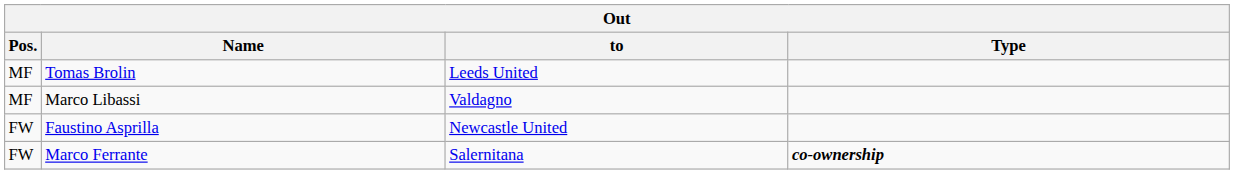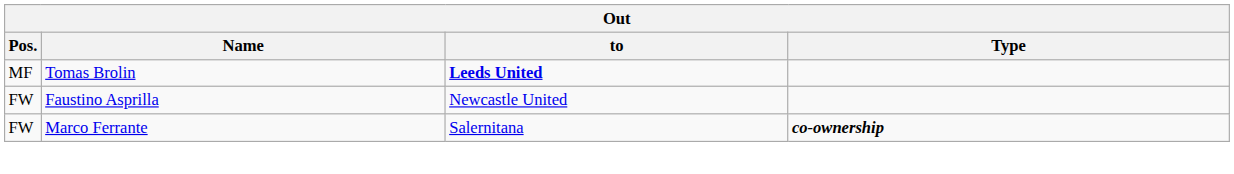(494, 73) normal -> (496, 73) bold
- row: (93, 100)
